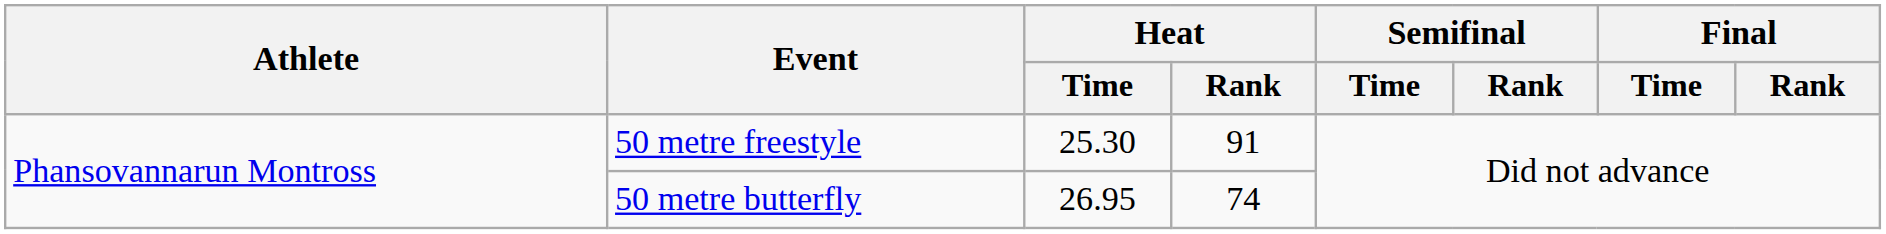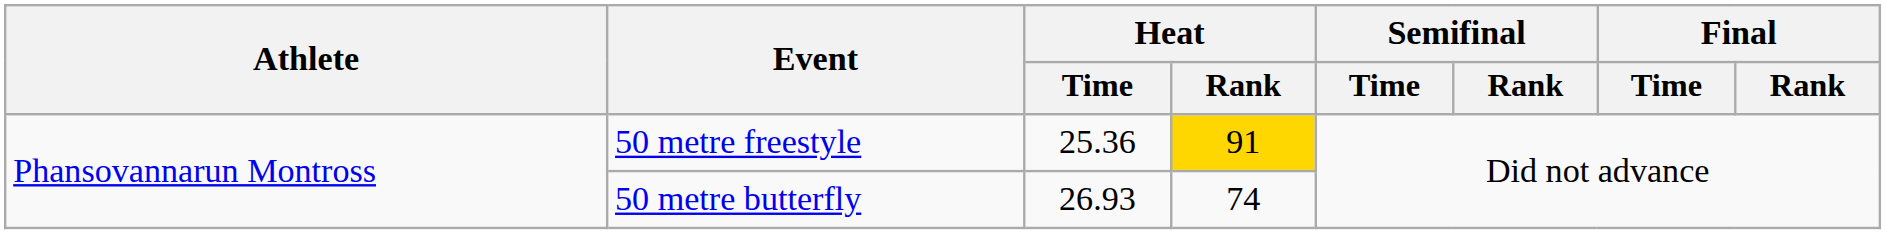(1097, 142) 25.30 -> (1097, 142) 25.36
(1243, 142) no background -> (1243, 142) gold background
(1097, 198) 26.95 -> (1097, 198) 26.93
